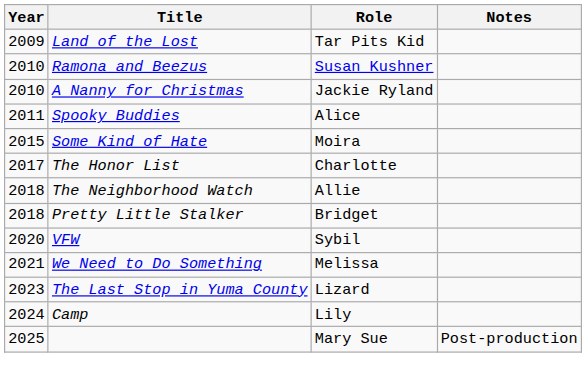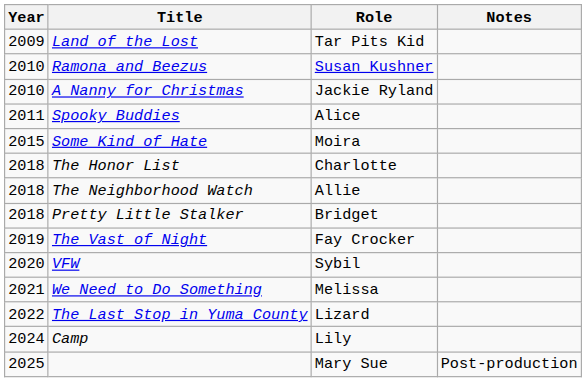(26, 166) 2017 -> (26, 166) 2018
+ row: (130, 240)
(26, 290) 2023 -> (26, 314) 2022
